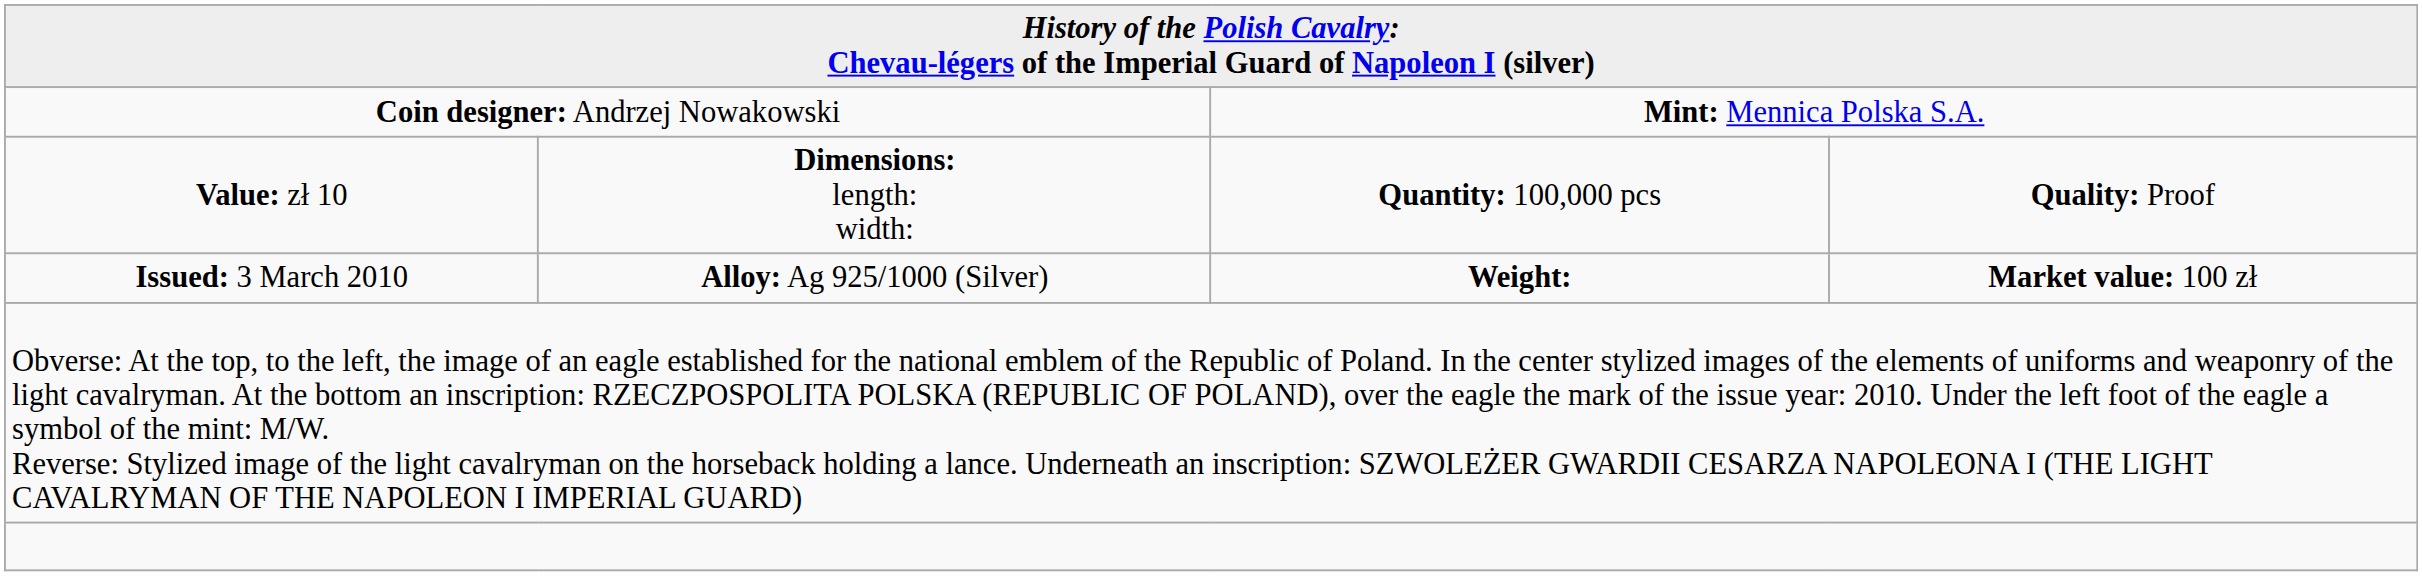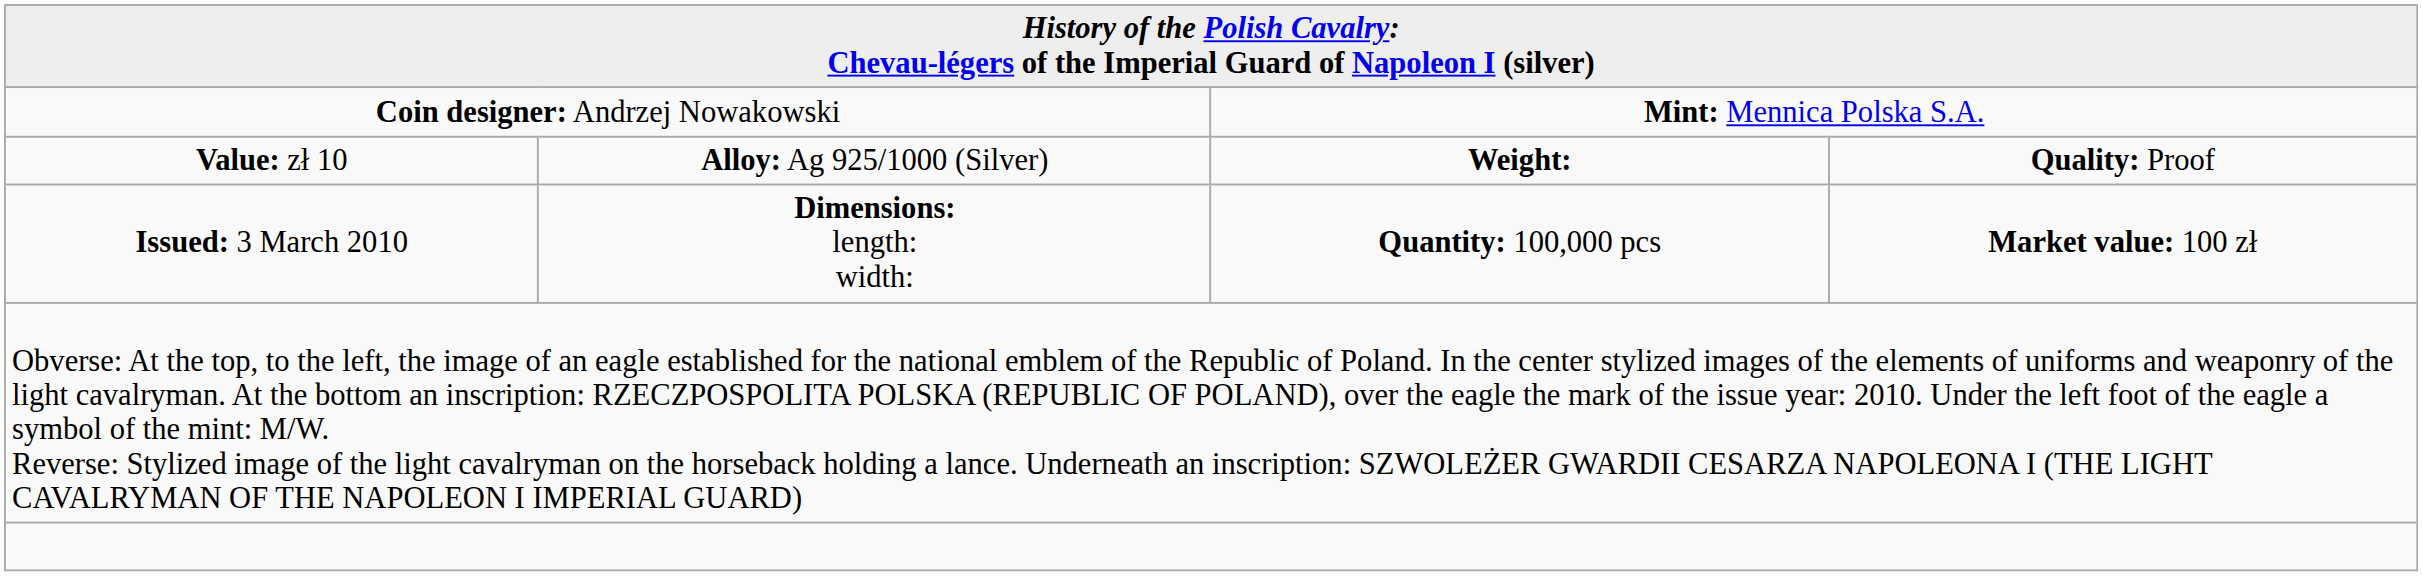(875, 194) Dimensions: length: width: -> (875, 160) Alloy: Ag 925/1000 (Silver)
(1520, 194) Quantity: 100,000 pcs -> (1520, 160) Weight:
(875, 277) Alloy: Ag 925/1000 (Silver) -> (875, 242) Dimensions: length: width:
(1520, 277) Weight: -> (1520, 242) Quantity: 100,000 pcs
